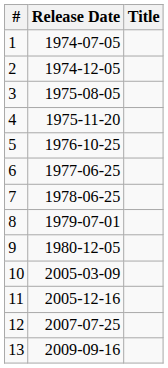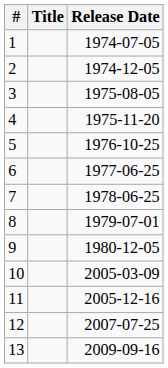columns swapped: (144, 17) <-> (76, 17)
